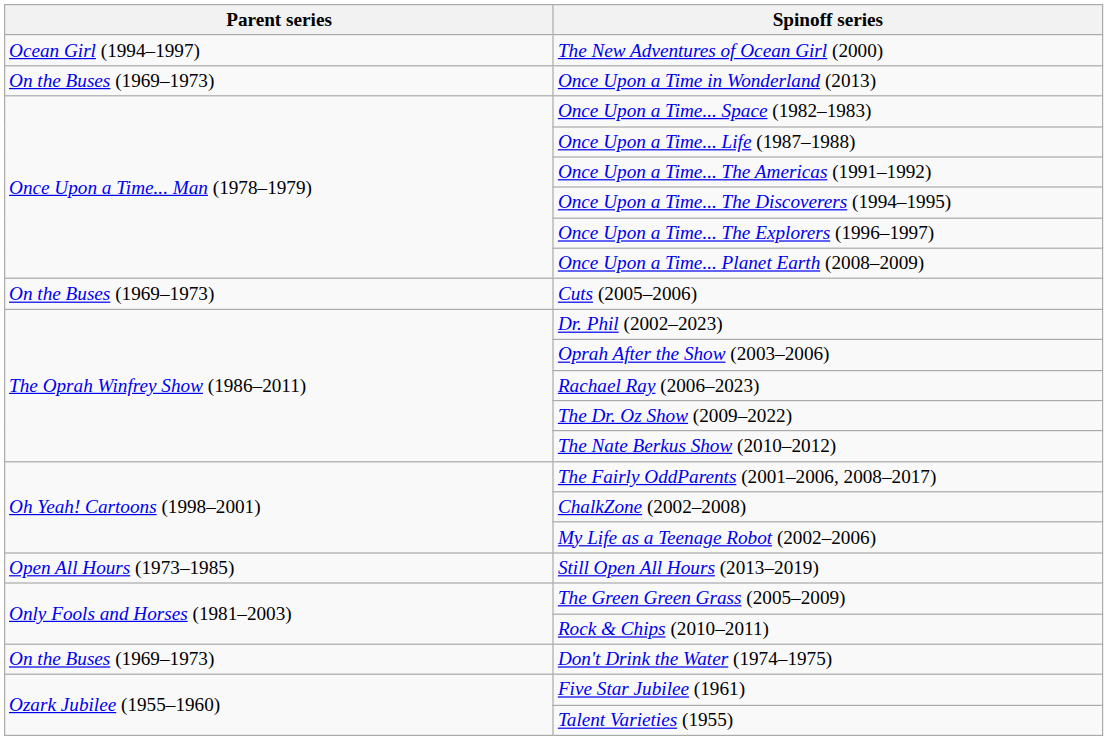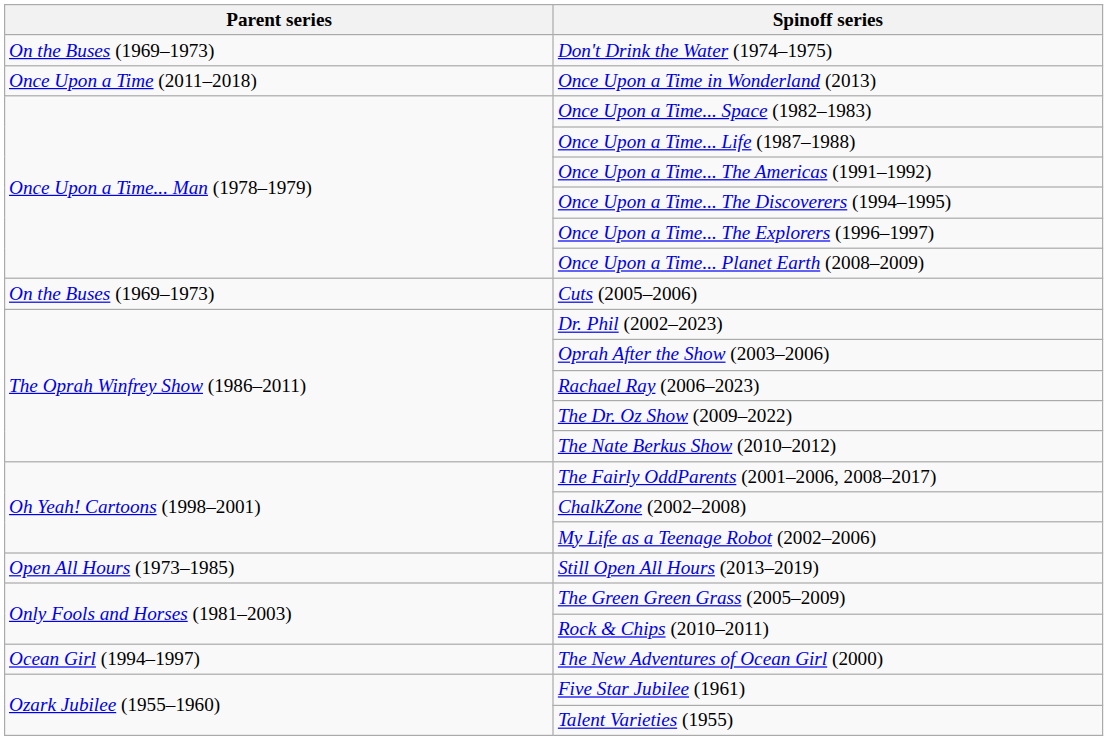rows swapped: (721, 50) <-> (695, 659)
(112, 80) On the Buses (1969–1973) -> (133, 80) Once Upon a Time (2011–2018)
